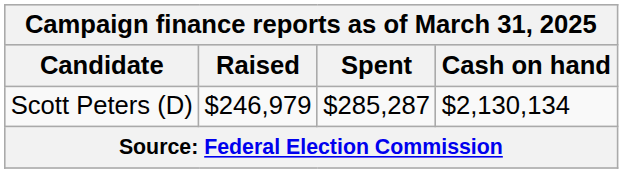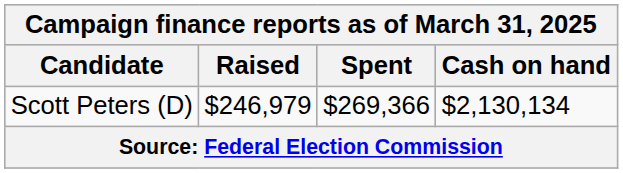(377, 106) $285,287 -> (377, 106) $269,366
